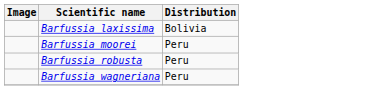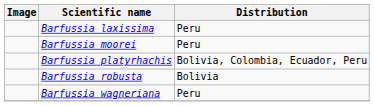(186, 29) Bolivia -> (189, 29) Peru
+ row: (107, 61)
(177, 61) Peru -> (198, 77) Bolivia
